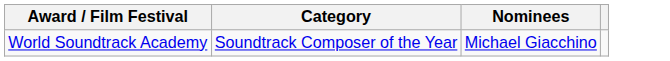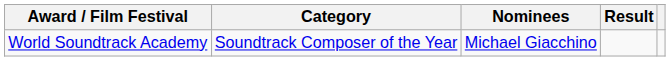+ column: (629, 17)
